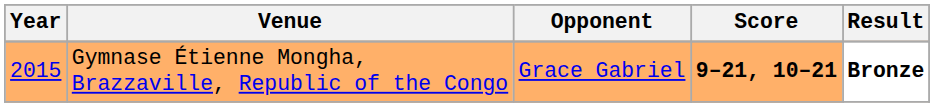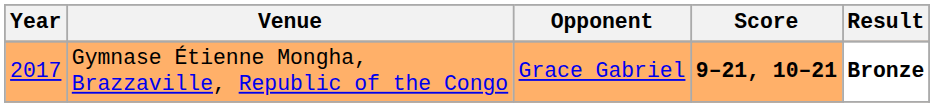(36, 71) 2015 -> (36, 71) 2017
